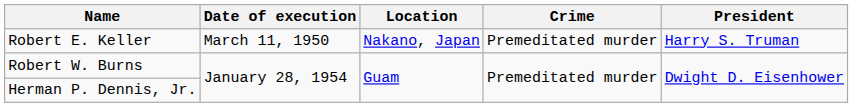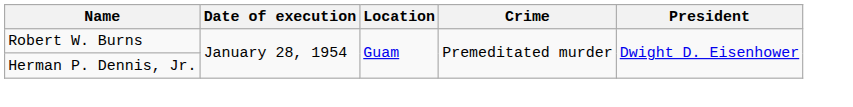- row: (80, 41)
